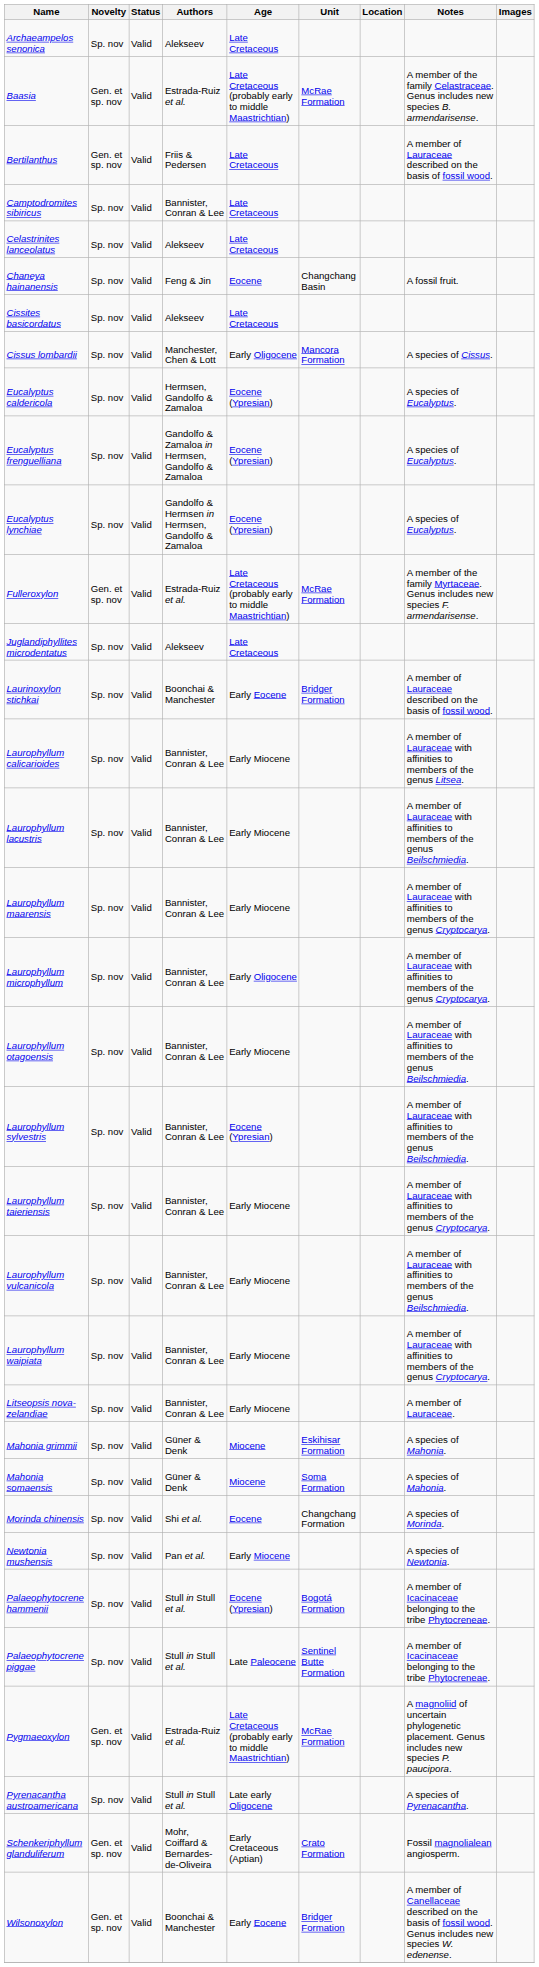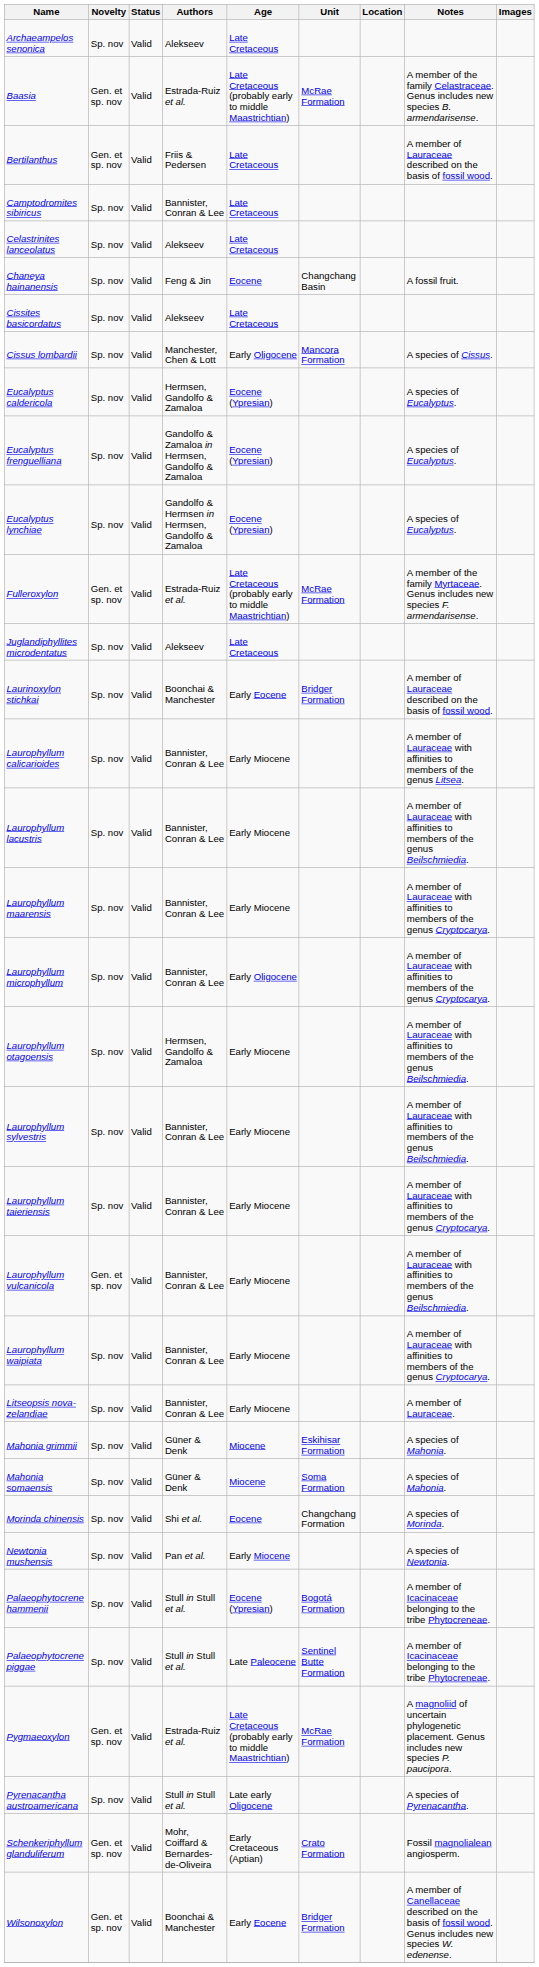(195, 1051) Bannister, Conran & Lee -> (189, 1051) Hermsen, Gandolfo & Zamaloa
(251, 1132) Eocene (Ypresian) -> (260, 1132) Early Miocene
(107, 1281) Sp. nov -> (107, 1281) Gen. et sp. nov
